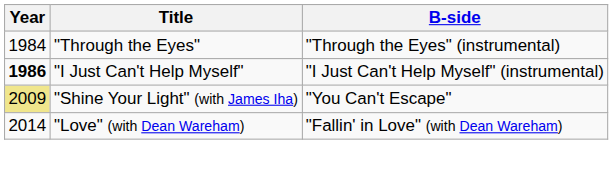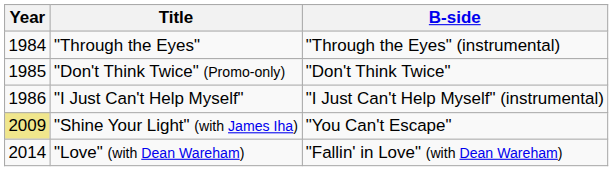+ row: (170, 71)
(27, 71) bold -> (27, 98) normal
